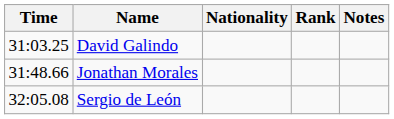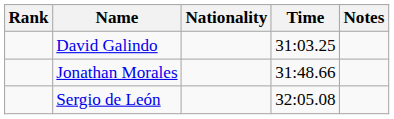columns swapped: (316, 18) <-> (39, 18)
